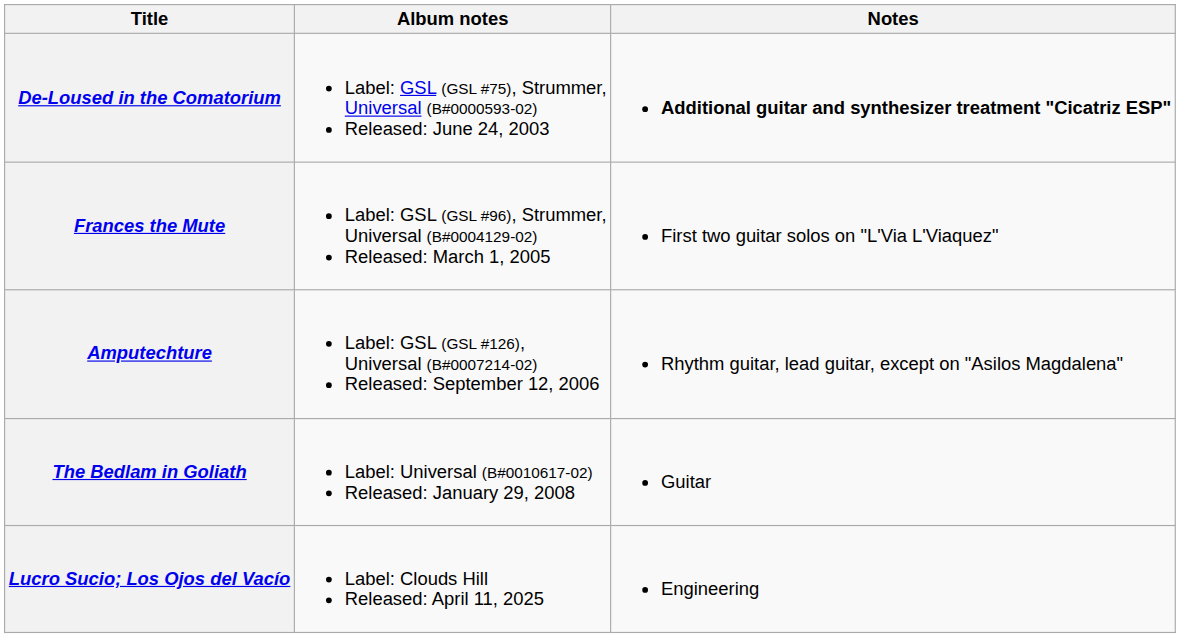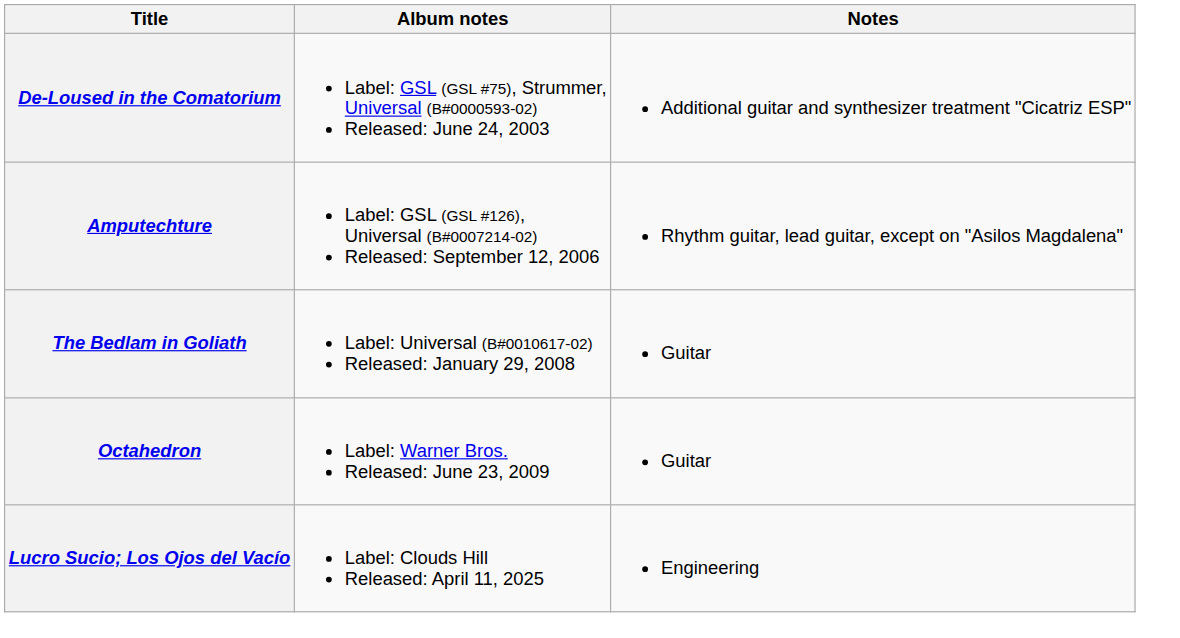(893, 108) bold -> (873, 108) normal
- row: (150, 225)
+ row: (150, 450)
